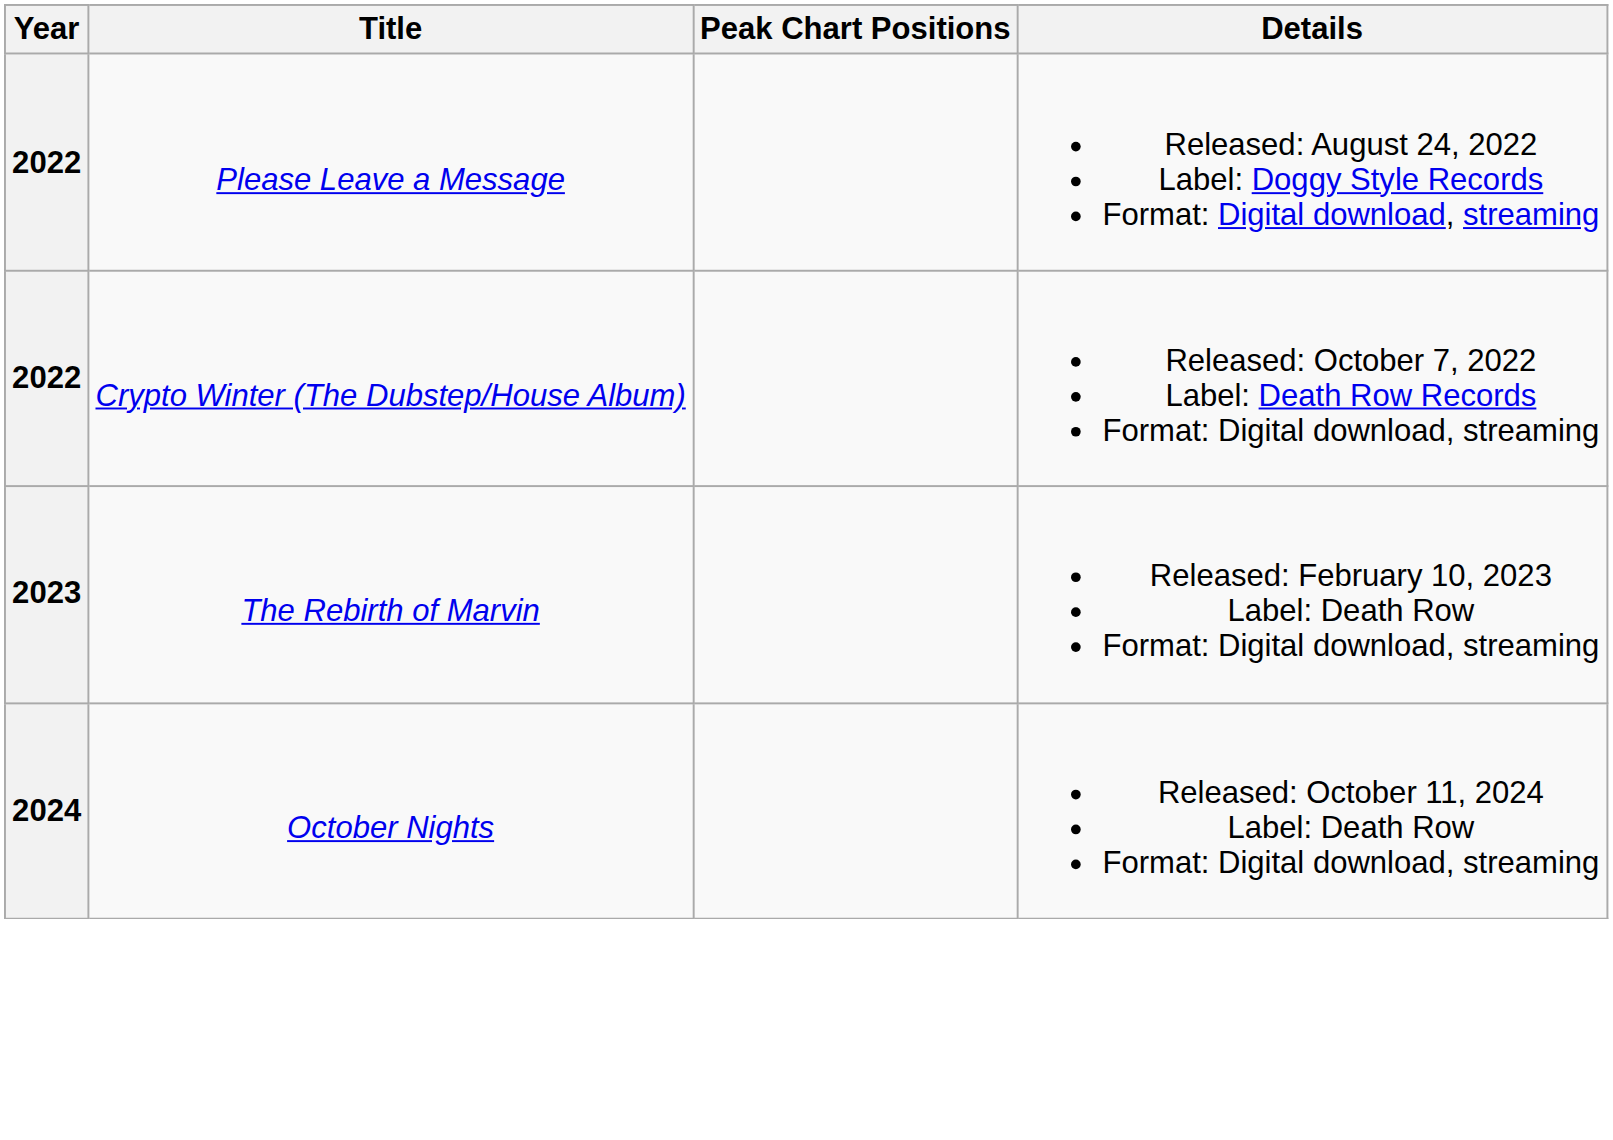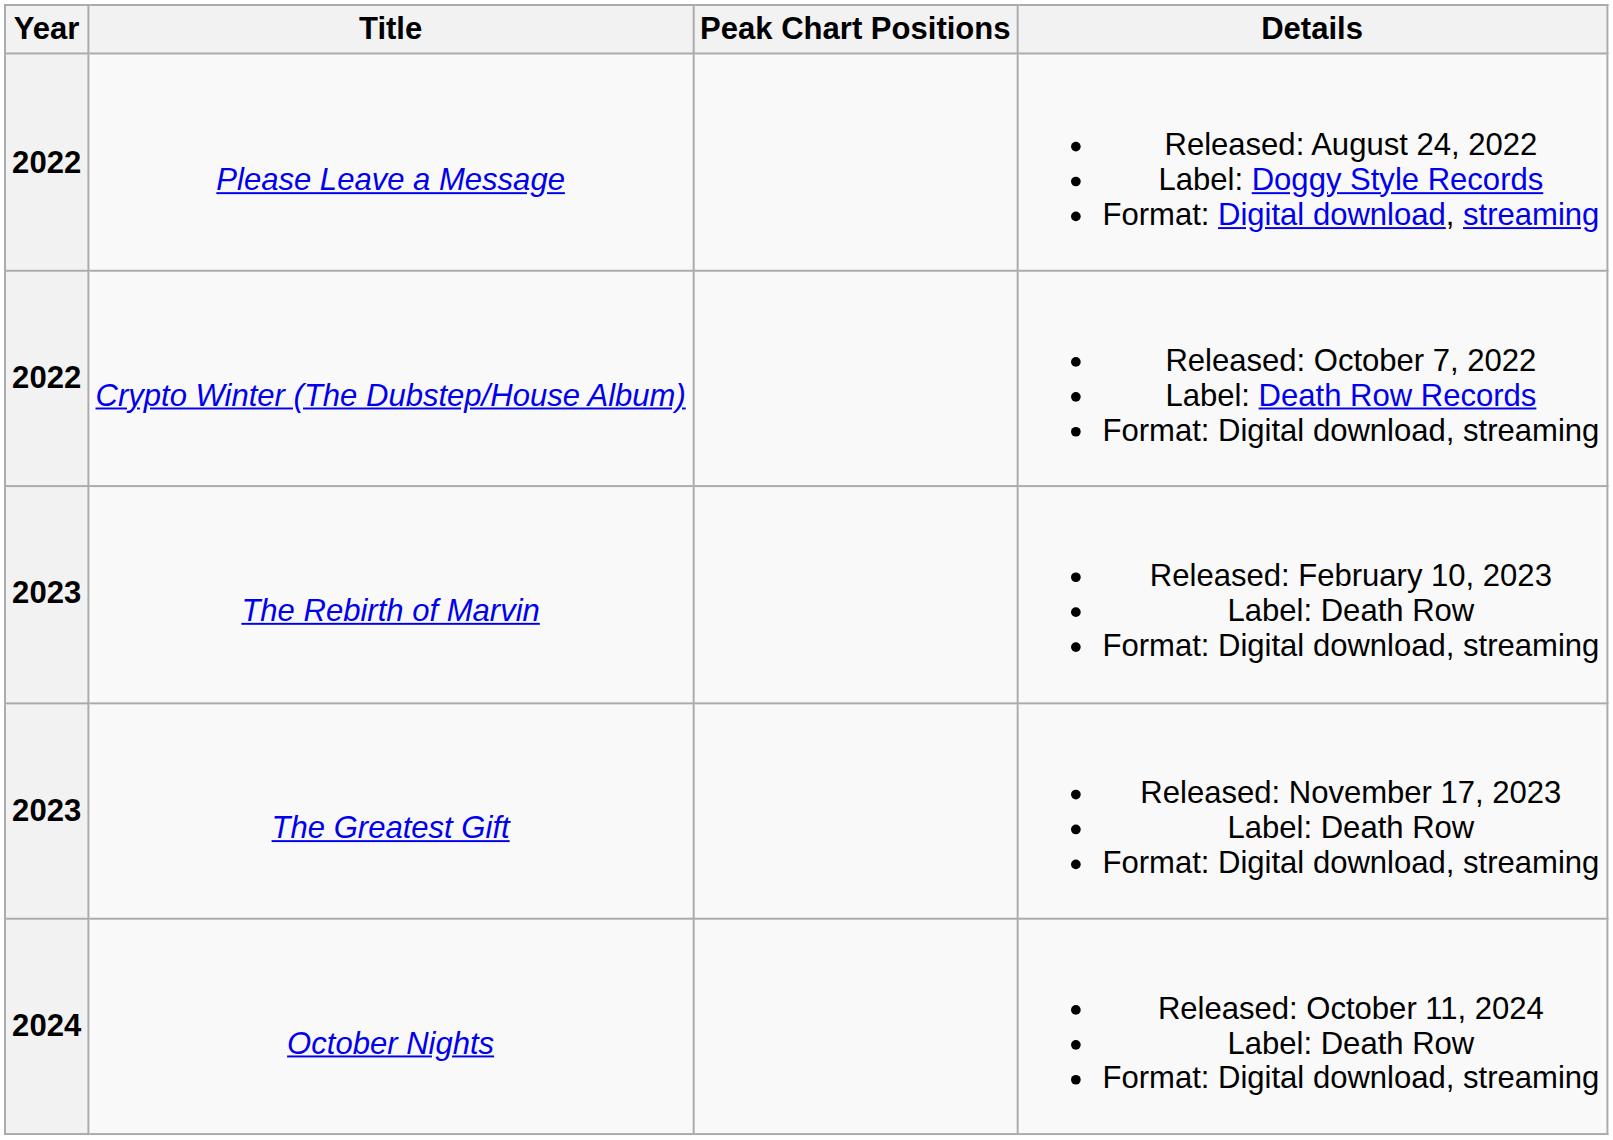+ row: (391, 827)
